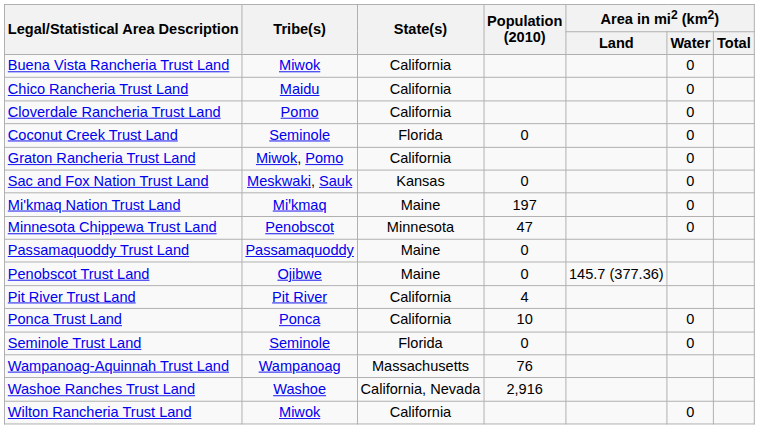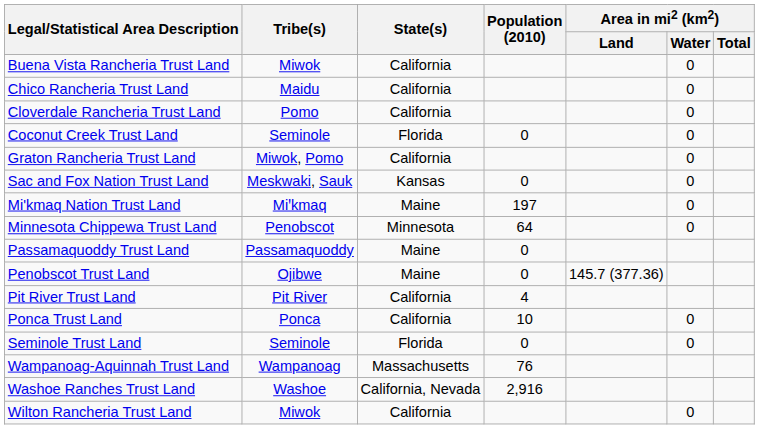(525, 227) 47 -> (525, 227) 64
